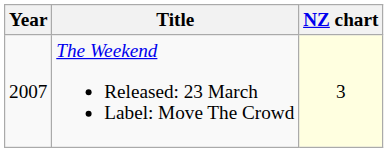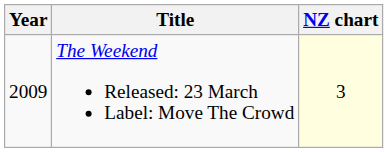(28, 90) 2007 -> (28, 90) 2009
